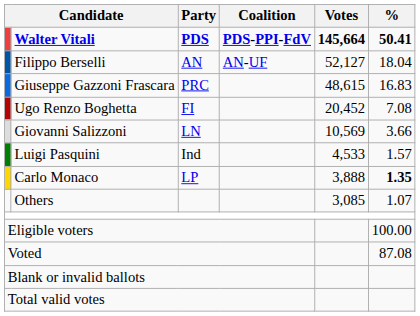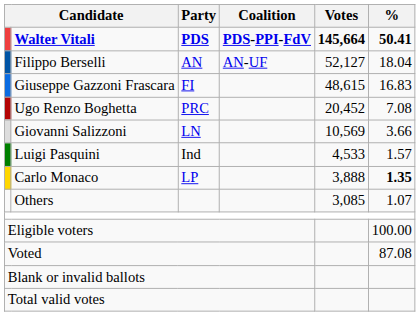(195, 85) PRC -> (188, 85) FI
(188, 108) FI -> (195, 108) PRC
